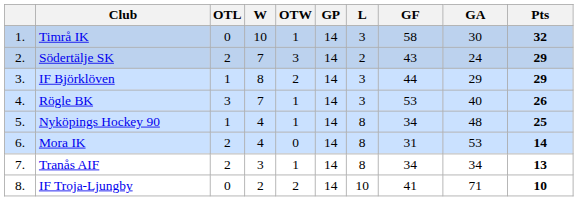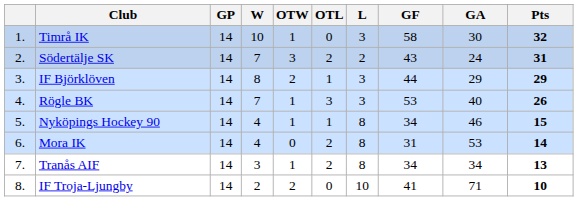columns swapped: (331, 15) <-> (227, 15)
(540, 57) 29 -> (540, 57) 31
(475, 121) 48 -> (475, 121) 46
(540, 121) 25 -> (540, 121) 15
